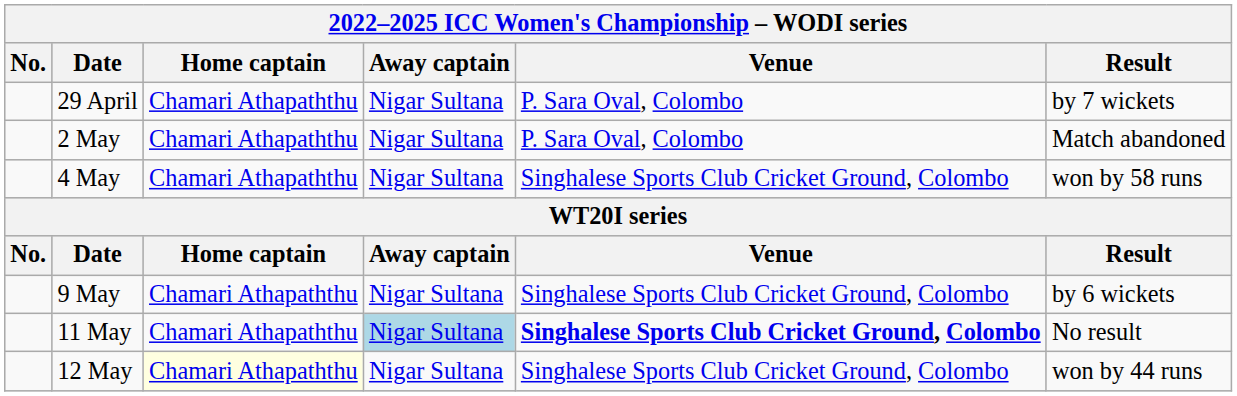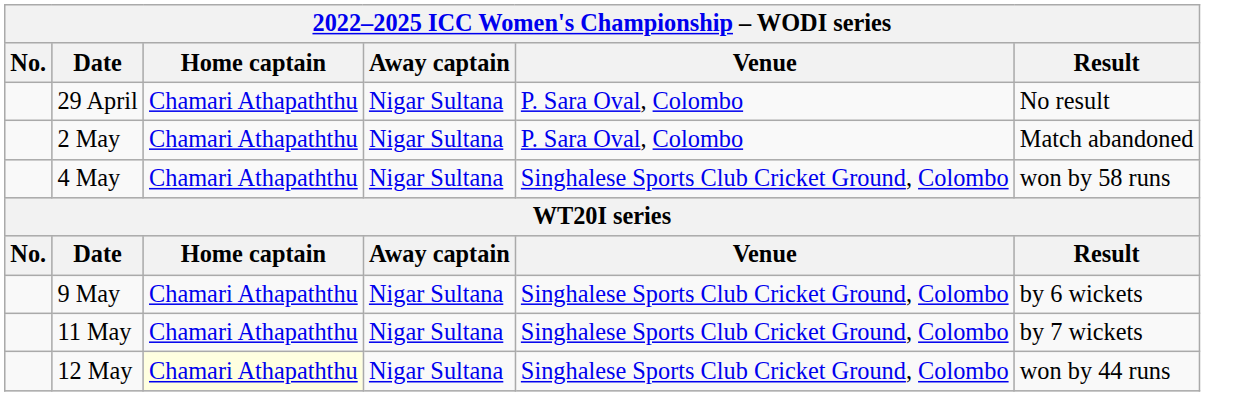(1113, 100) by 7 wickets -> (1065, 100) No result
(436, 332) lightblue background -> (436, 332) no background
(781, 332) bold -> (765, 332) normal
(1097, 332) No result -> (1081, 332) by 7 wickets
